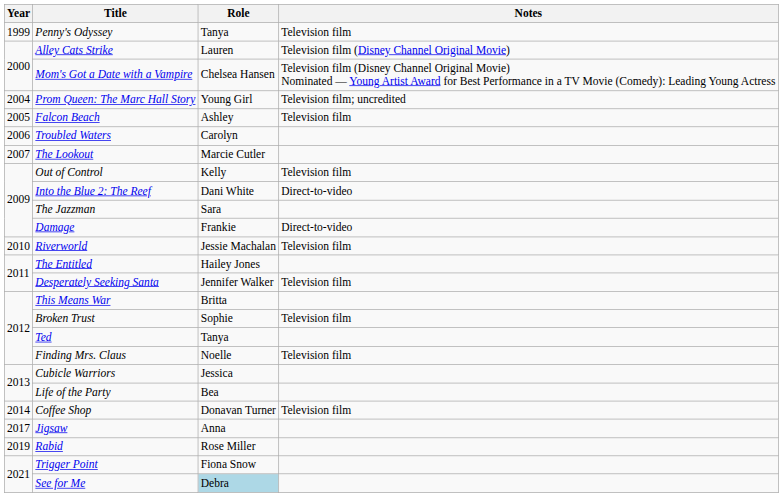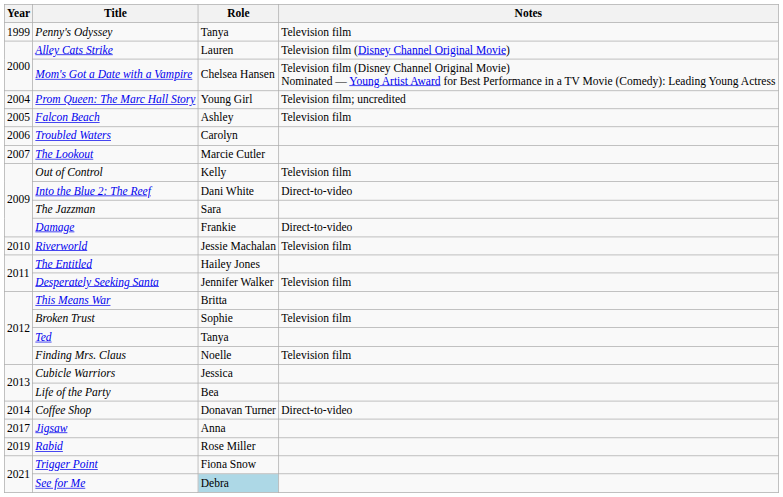(316, 410) Television film -> (317, 410) Direct-to-video
